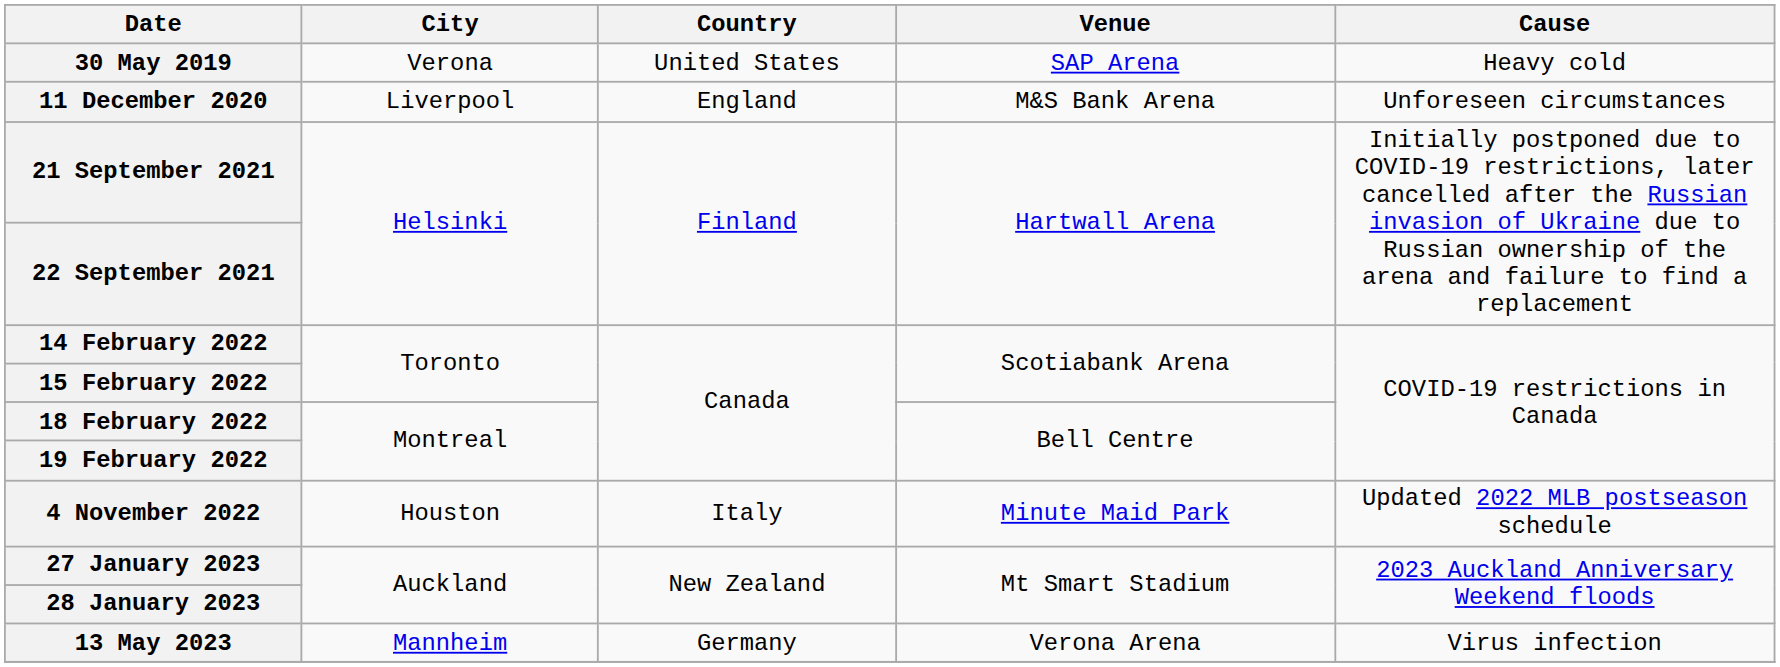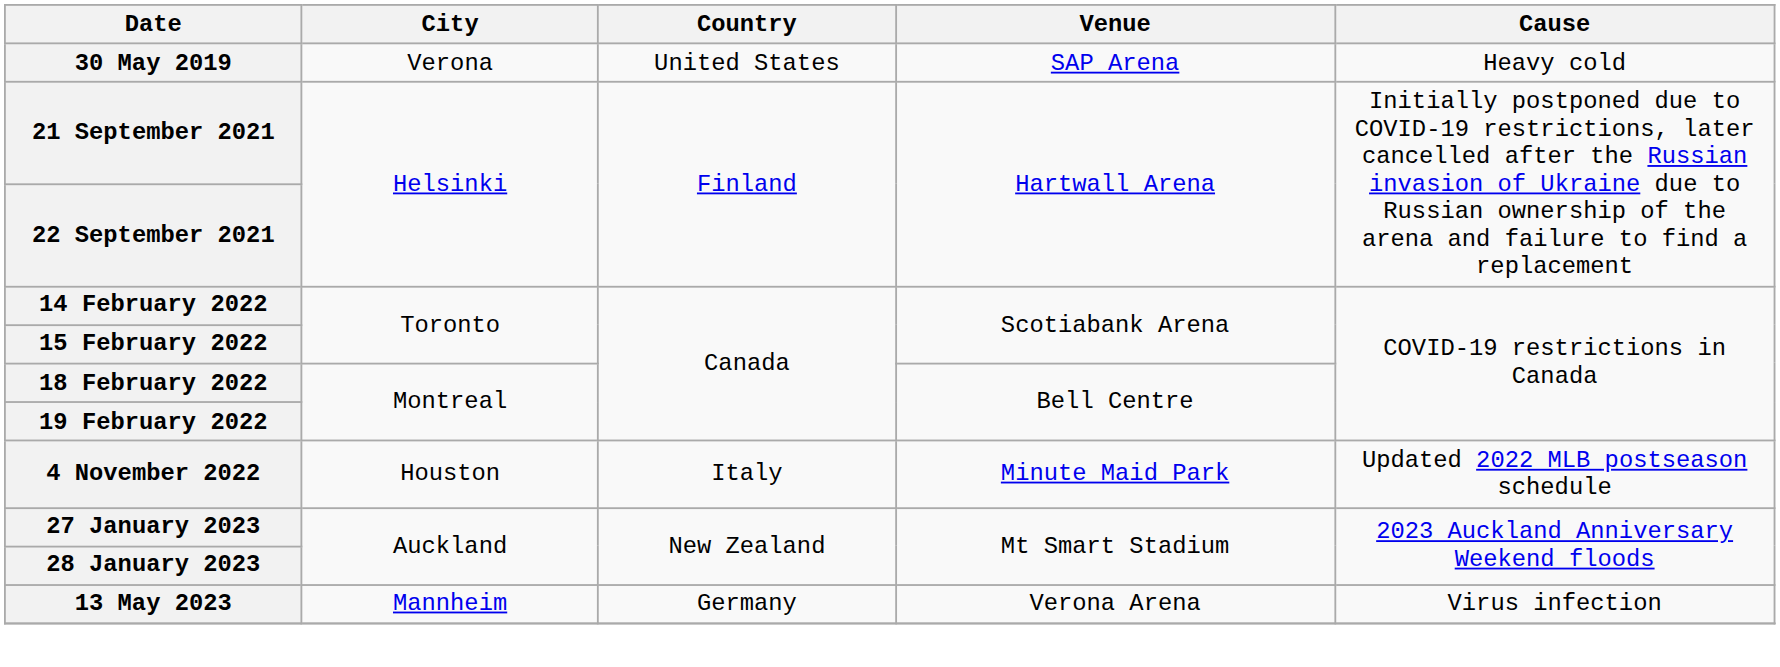- row: (153, 102)
